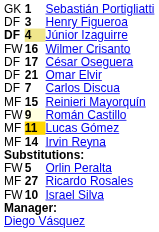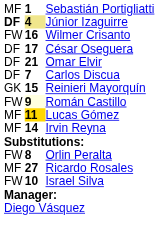(13, 9) GK -> (13, 9) MF
- row: (87, 22)
(13, 102) MF -> (13, 88) GK
(28, 168) 5 -> (28, 155) 8
